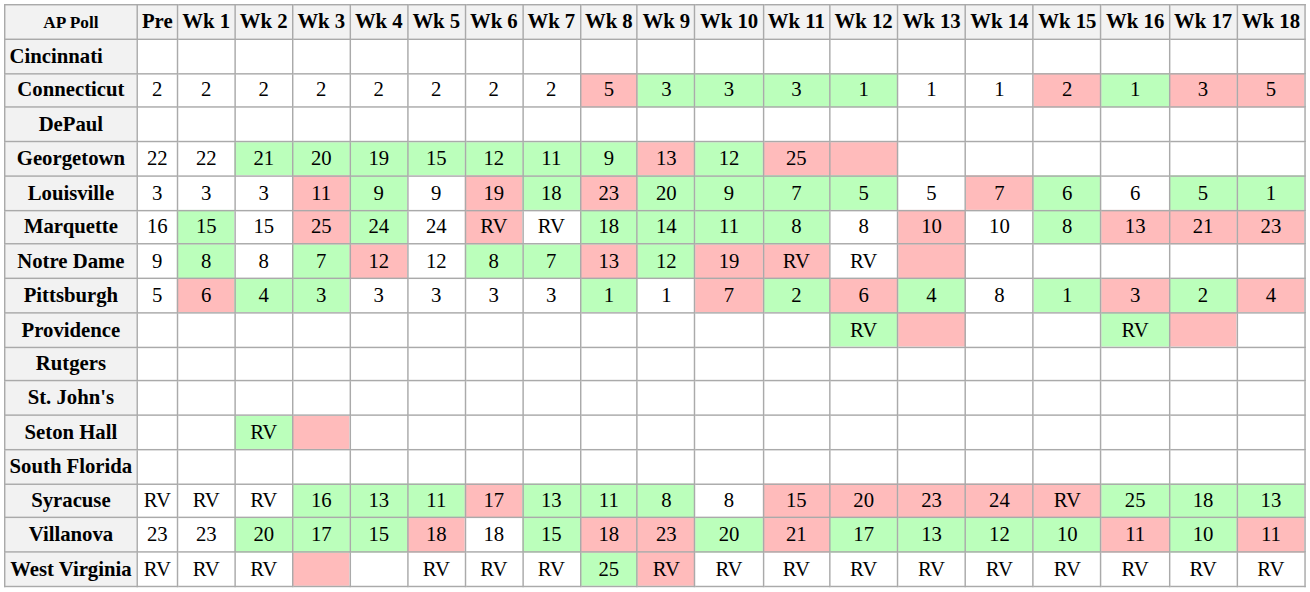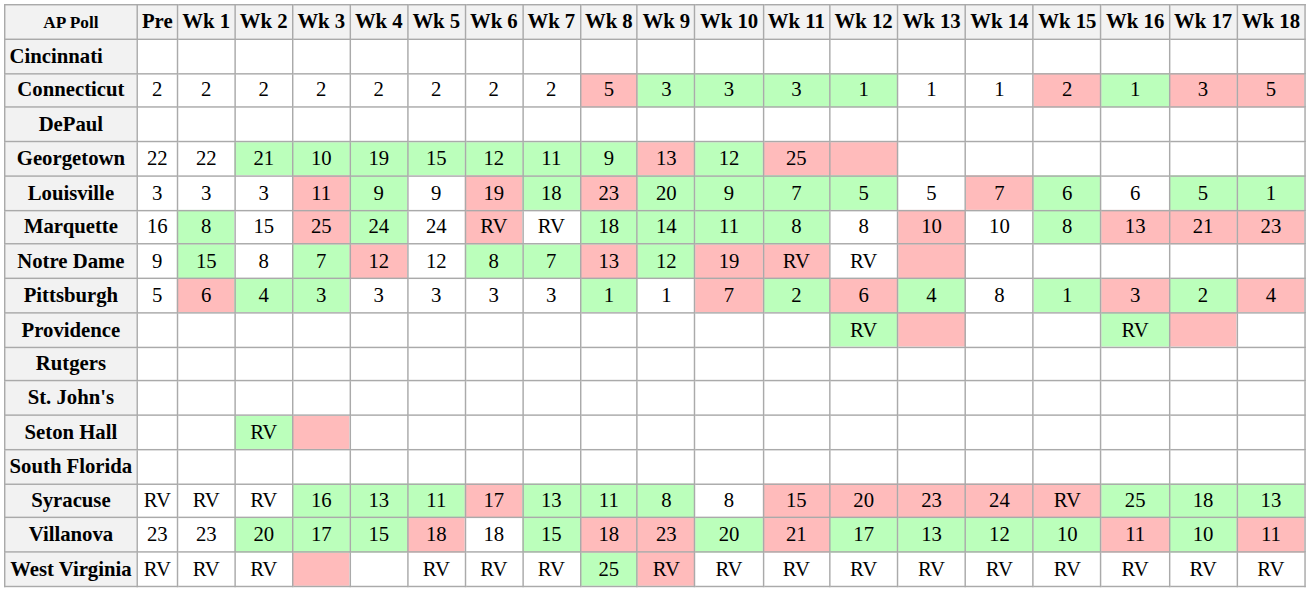(321, 158) 20 -> (321, 158) 10
(206, 227) 15 -> (206, 227) 8
(206, 261) 8 -> (206, 261) 15
